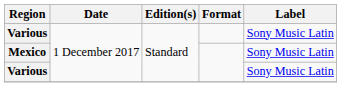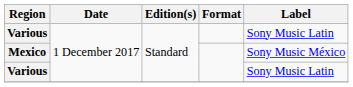(290, 52) Sony Music Latin -> (296, 52) Sony Music México
